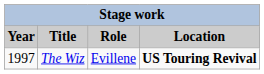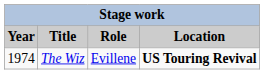(21, 58) 1997 -> (21, 58) 1974
